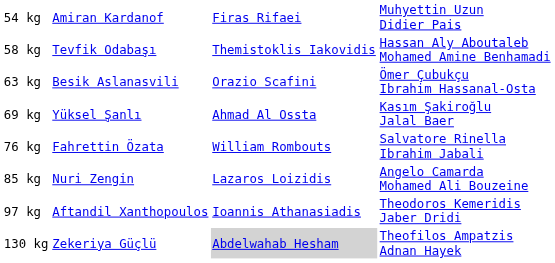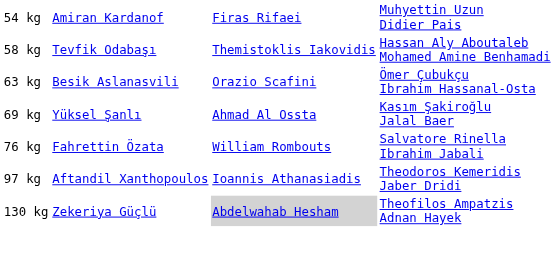- row: (22, 179)
